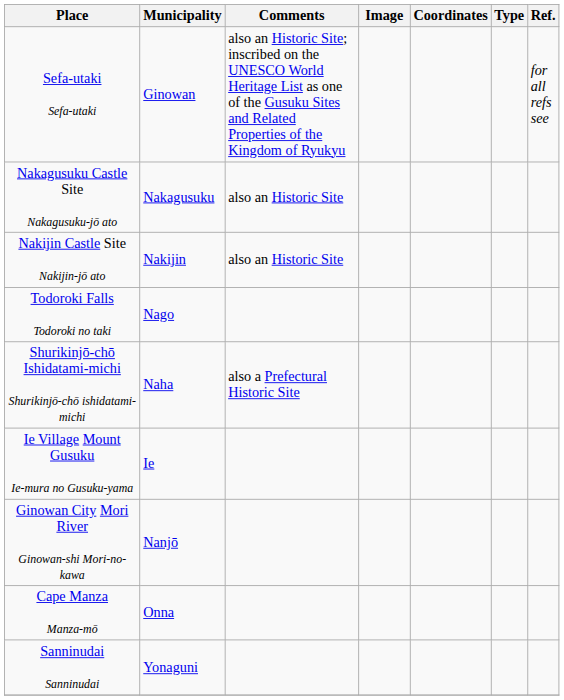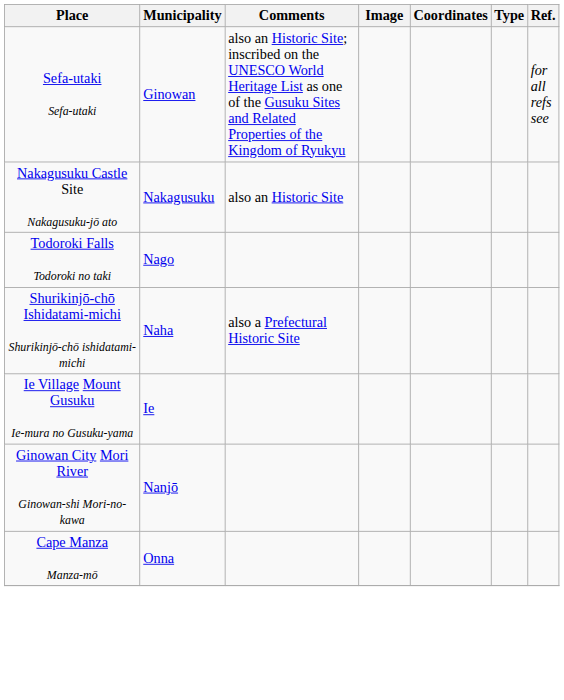- row: (72, 259)
- row: (72, 667)
